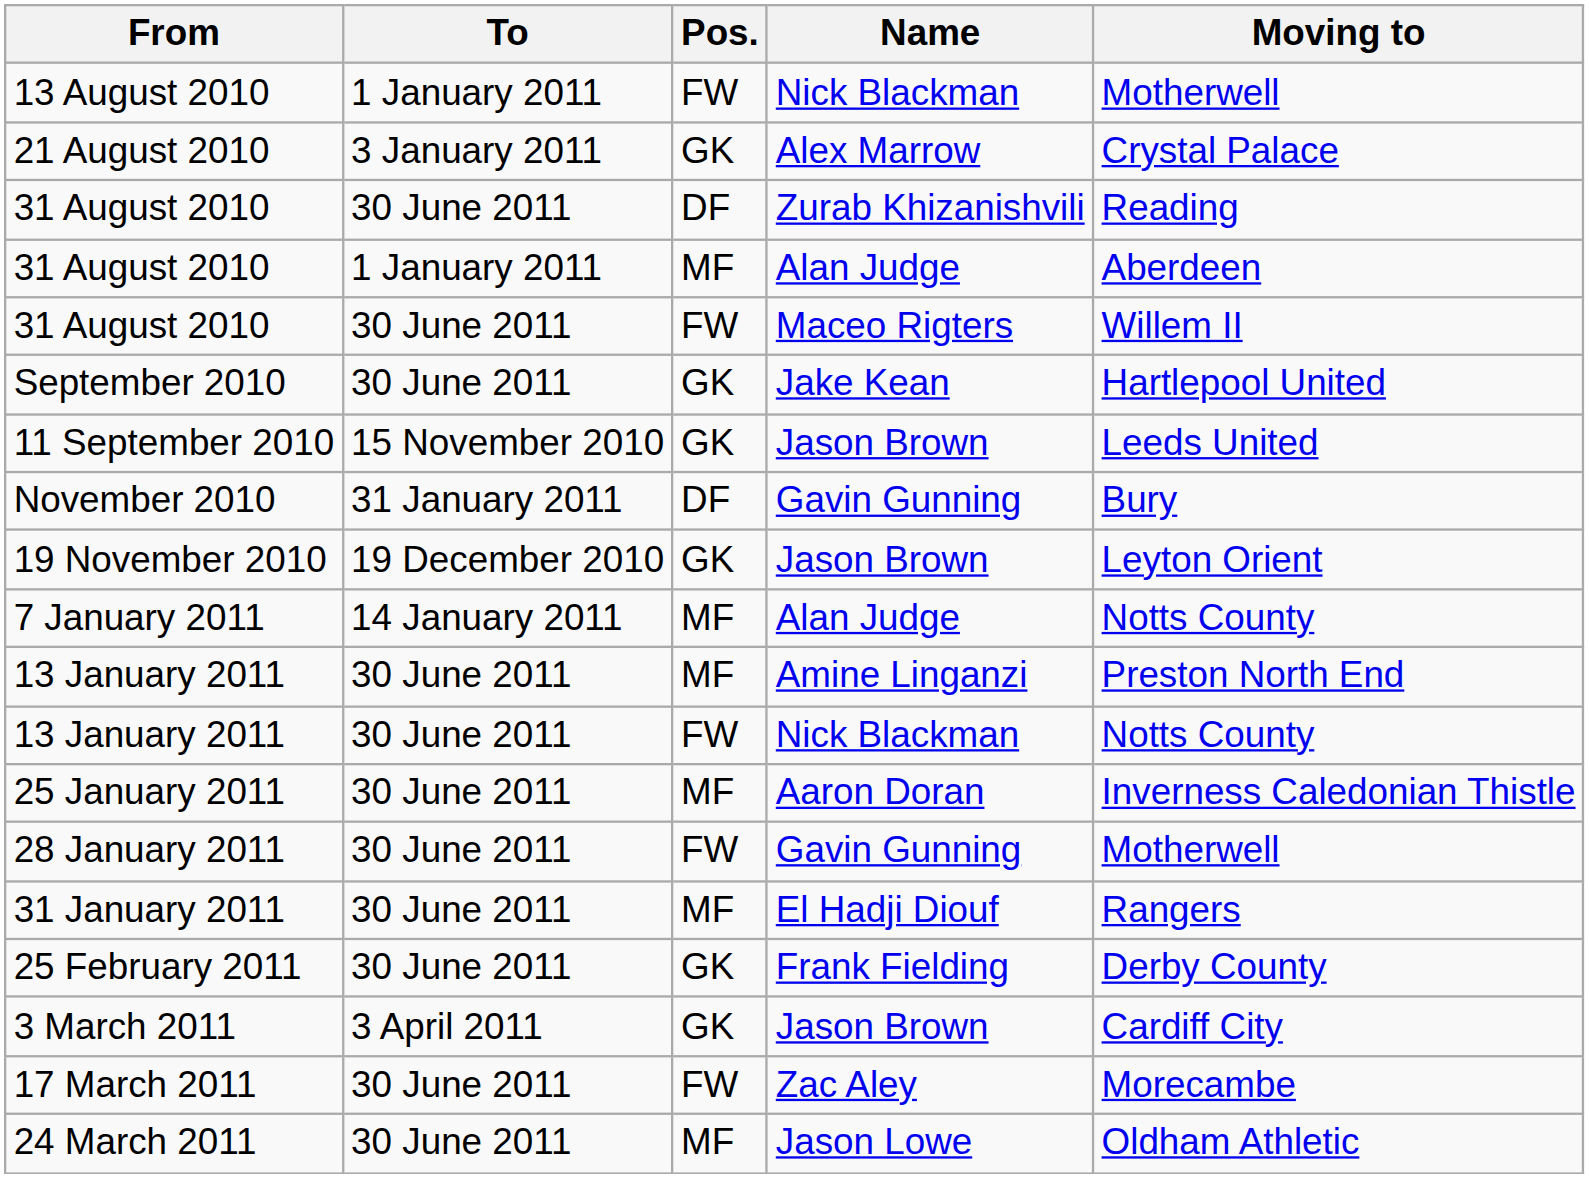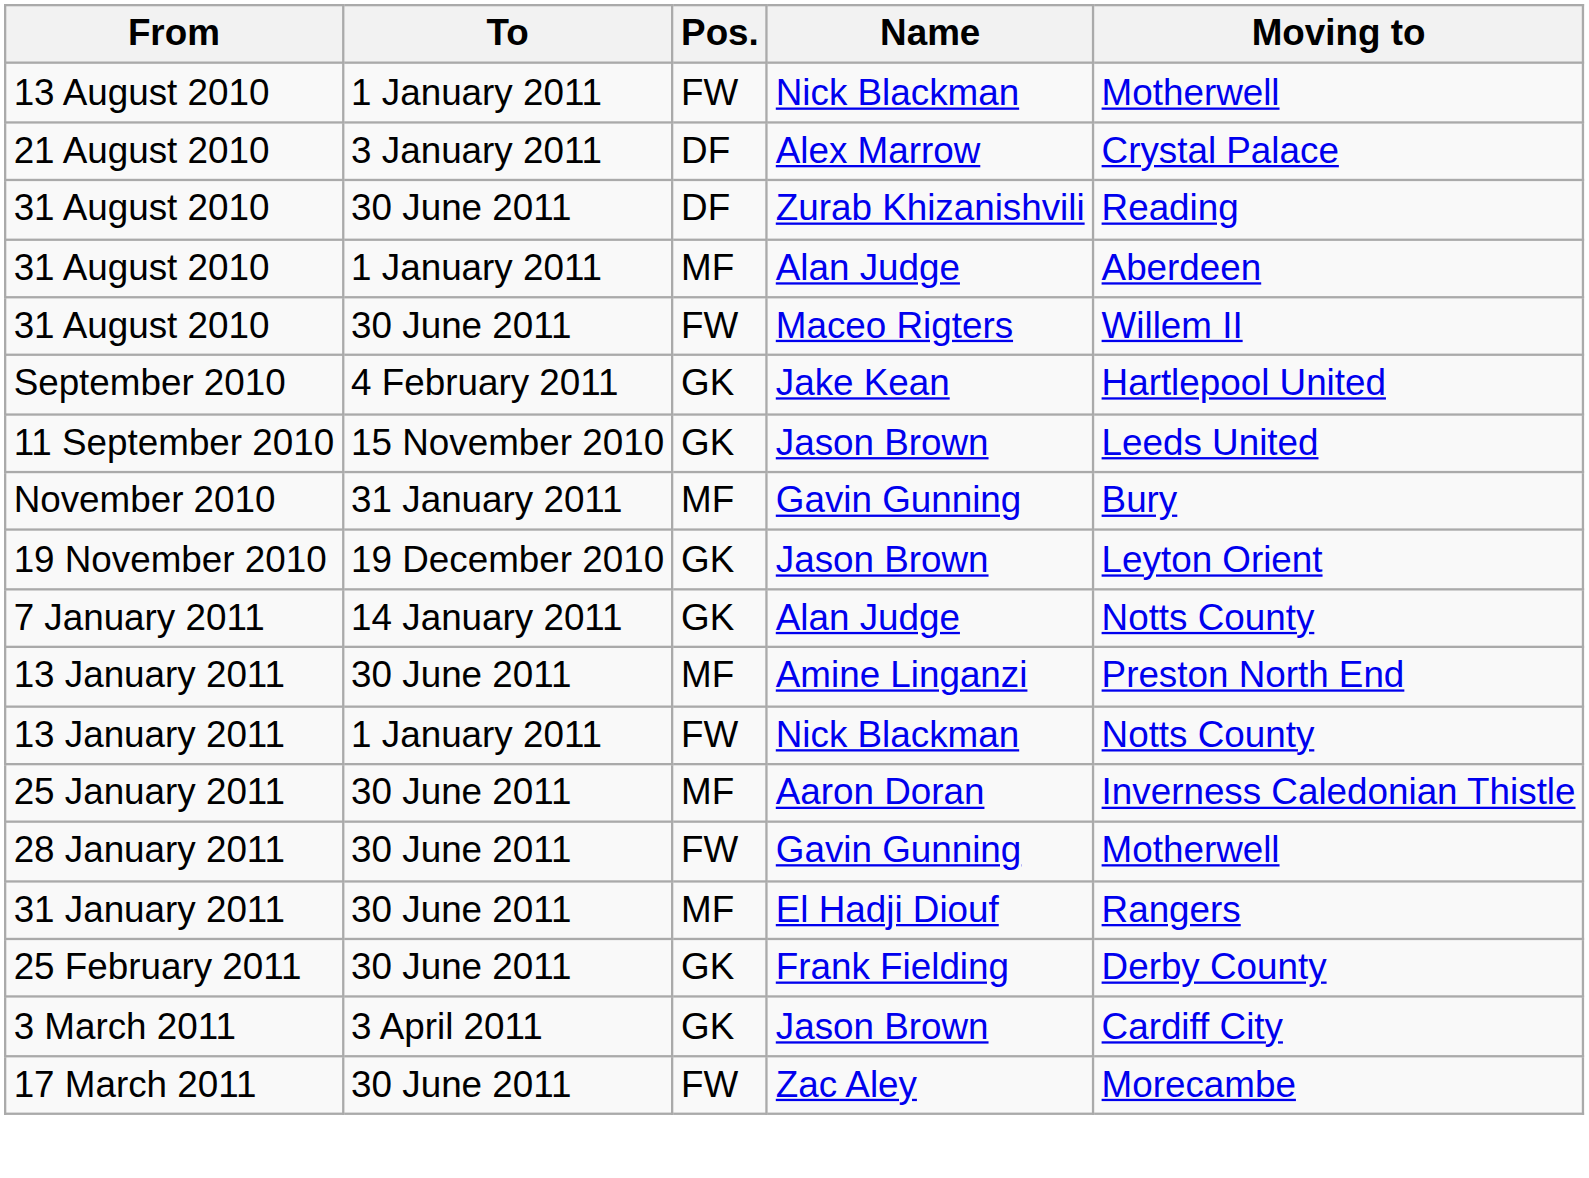(708, 150) GK -> (706, 150) DF
(461, 383) 30 June 2011 -> (485, 383) 4 February 2011
(706, 500) DF -> (708, 500) MF
(708, 617) MF -> (708, 617) GK
(461, 734) 30 June 2011 -> (477, 734) 1 January 2011
- row: (135, 1142)
